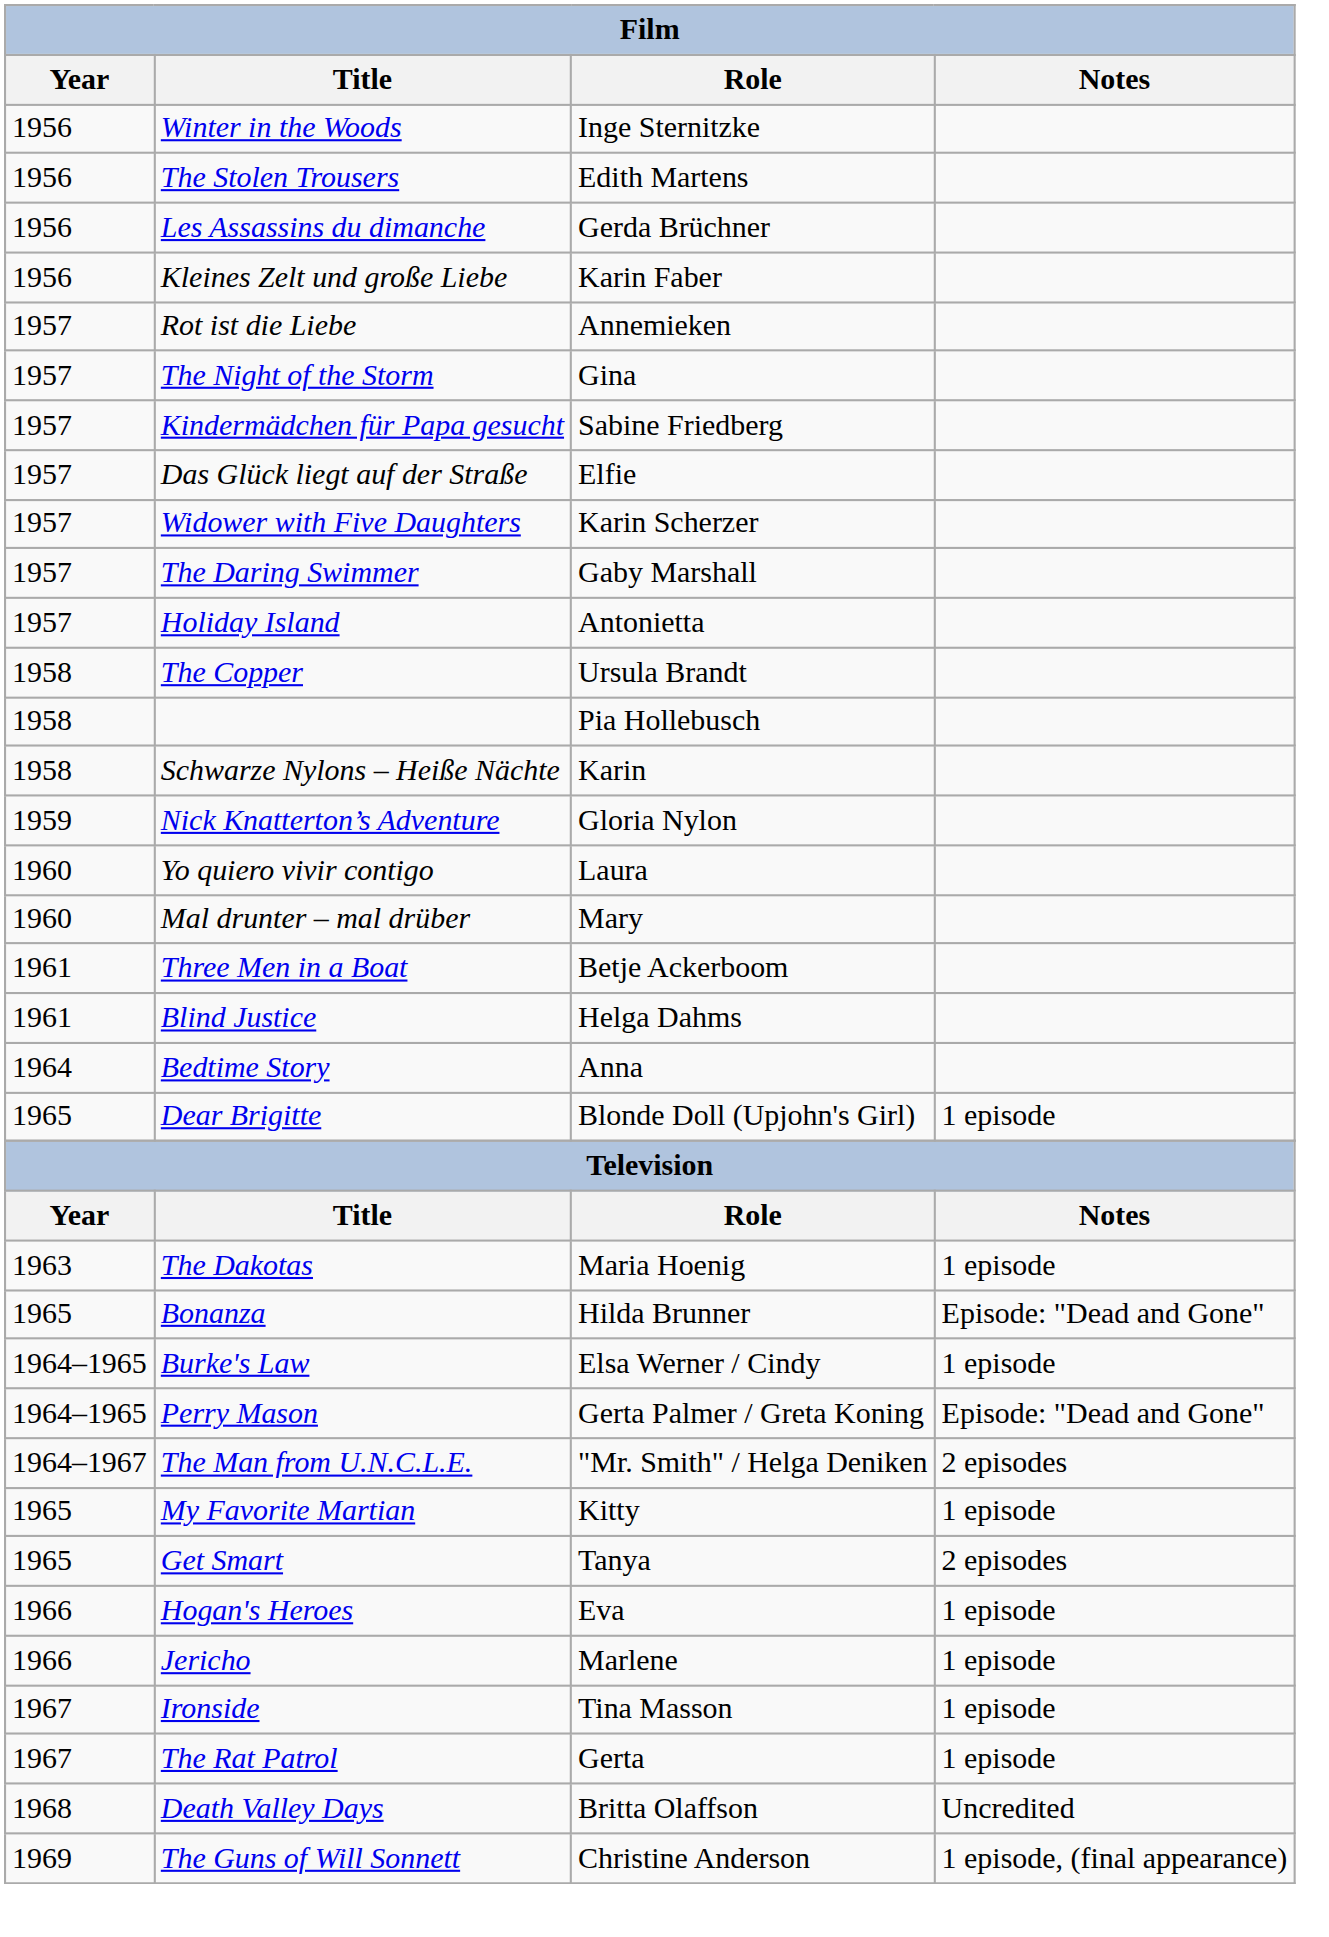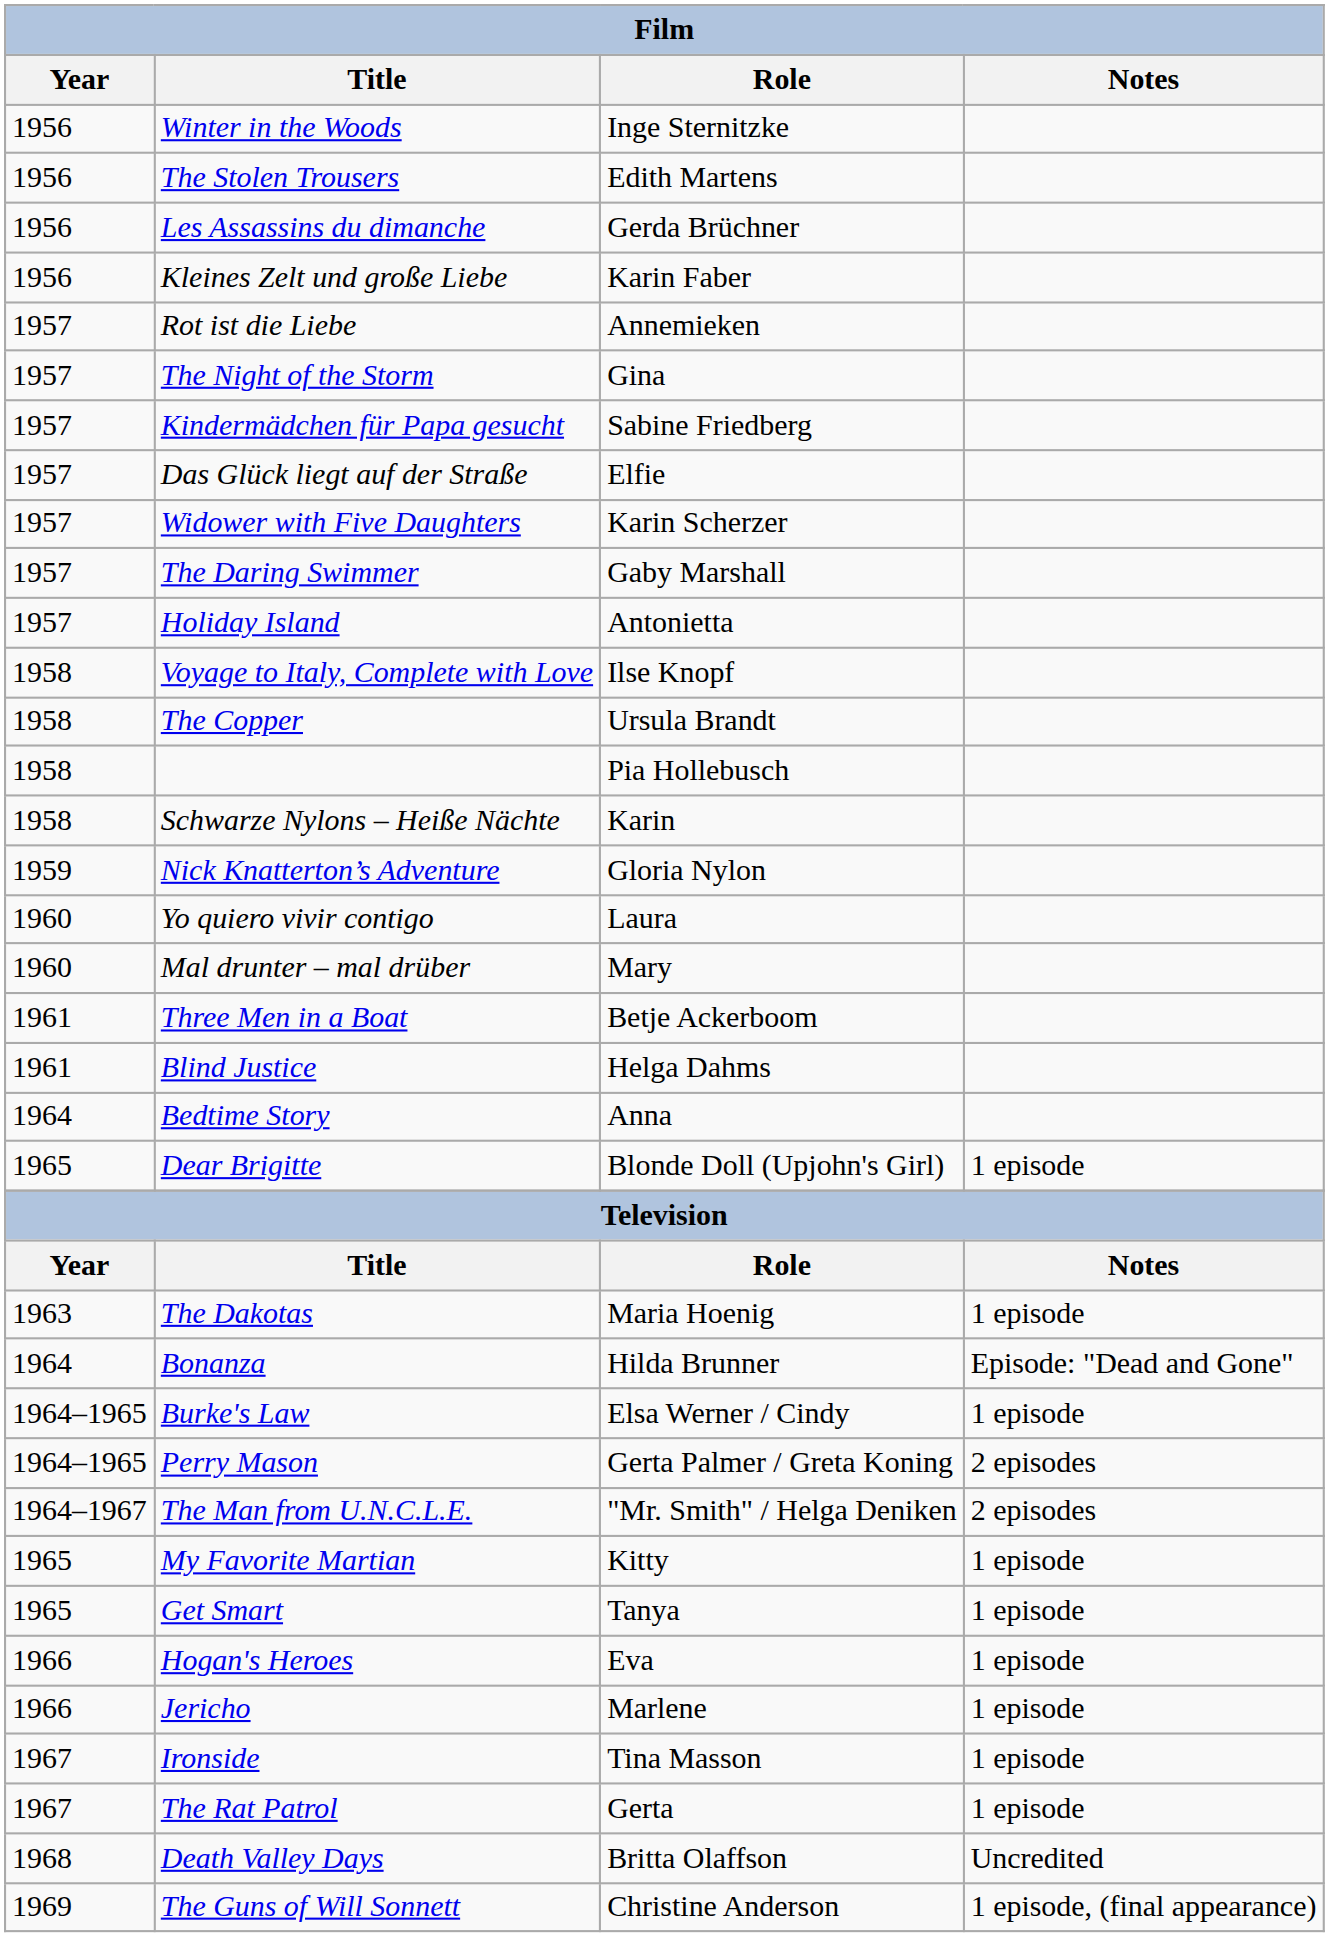+ row: (377, 671)
(42, 1313) 1965 -> (42, 1363) 1964
(1103, 1412) Episode: "Dead and Gone" -> (1033, 1462) 2 episodes
(1004, 1560) 2 episodes -> (1028, 1610) 1 episode
